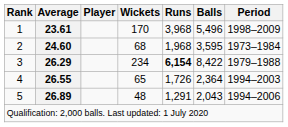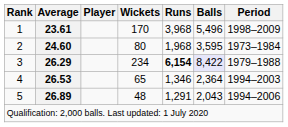(140, 46) 68 -> (140, 46) 80
(209, 63) no background -> (209, 63) lavender background
(58, 79) 26.55 -> (58, 79) 26.53
(178, 79) 1,726 -> (178, 79) 1,346
